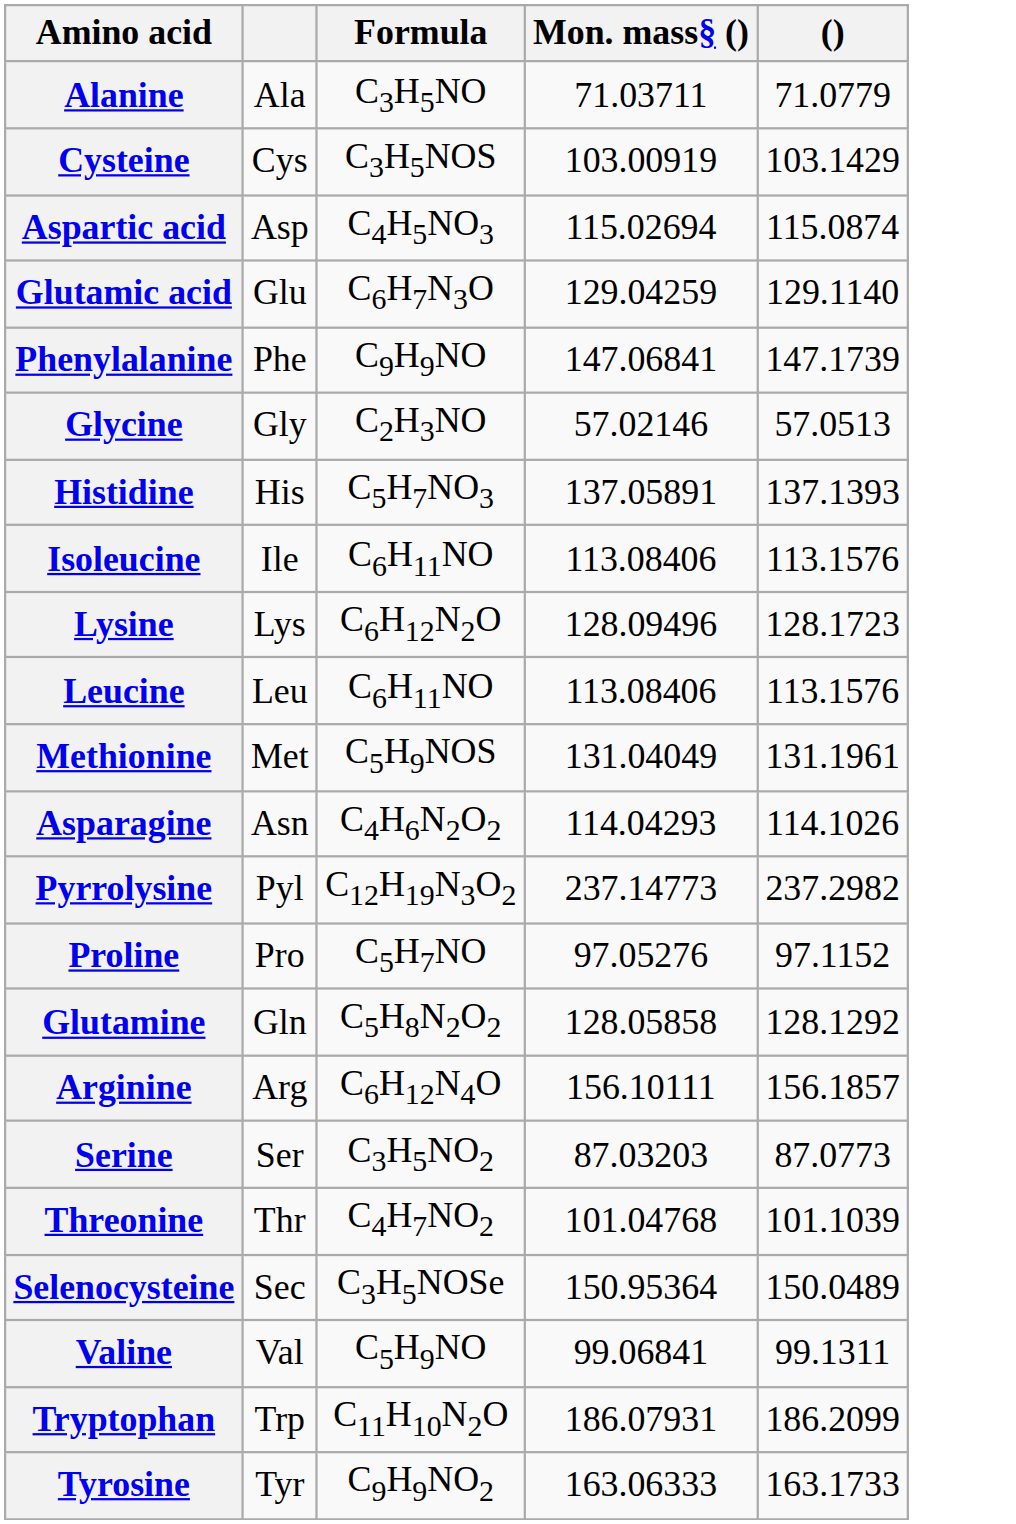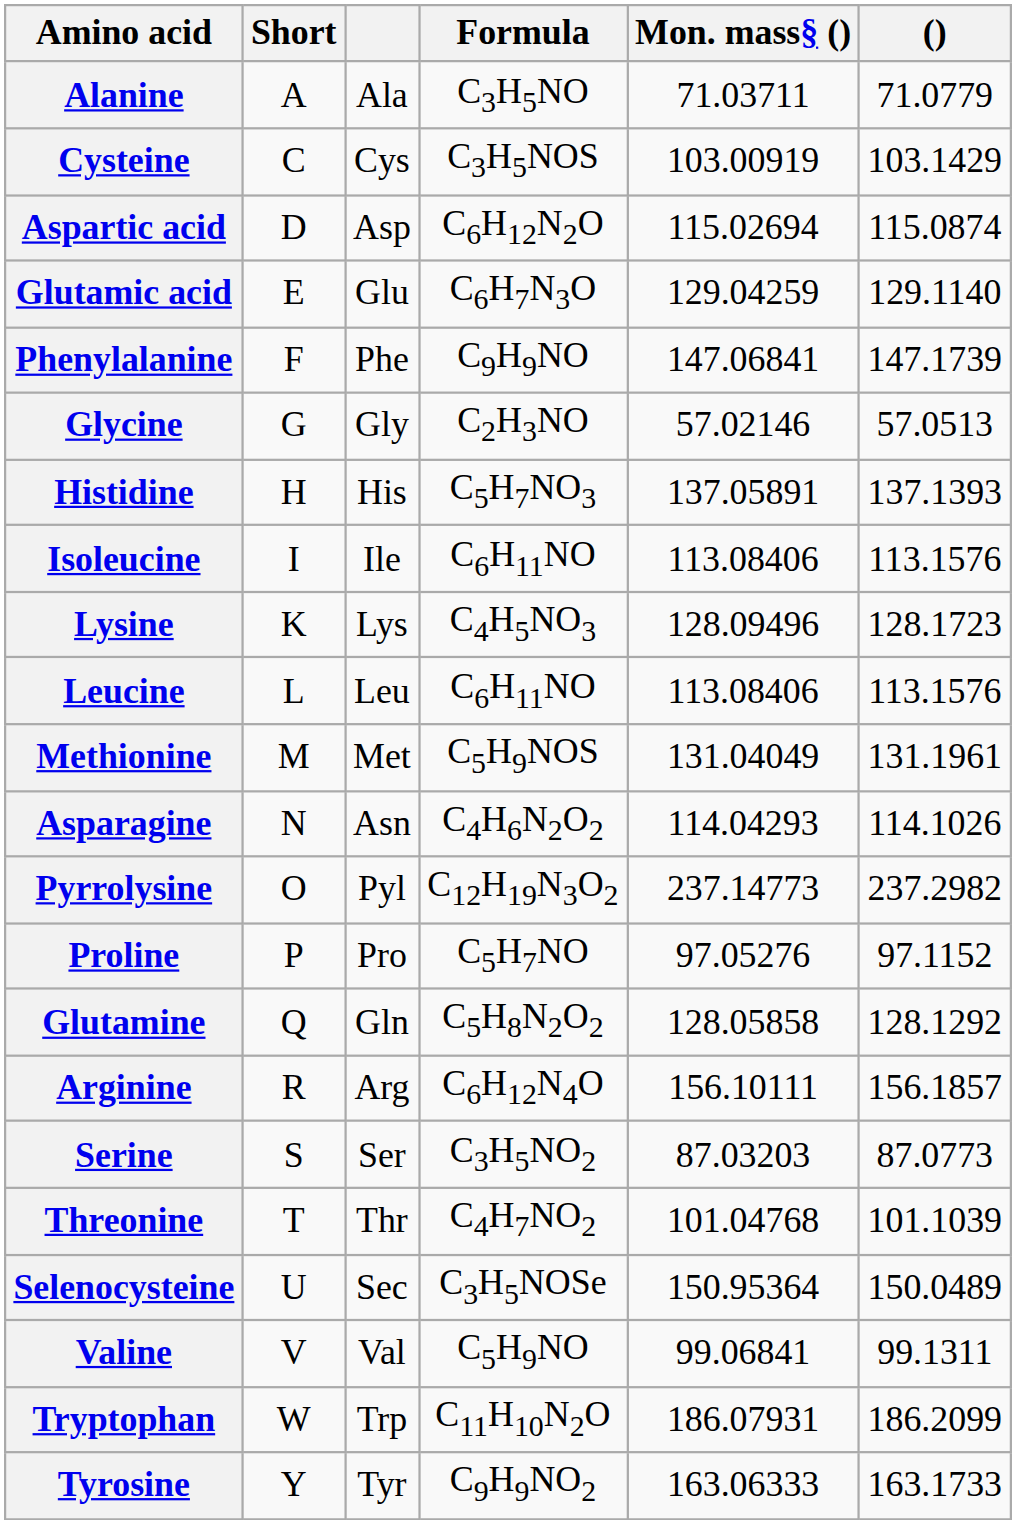+ column: (294, 32)
(421, 226) C4H5NO3 -> (523, 226) C6H12N2O
(421, 624) C6H12N2O -> (523, 624) C4H5NO3
